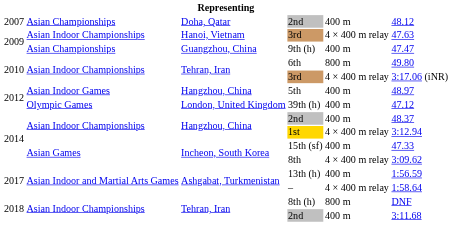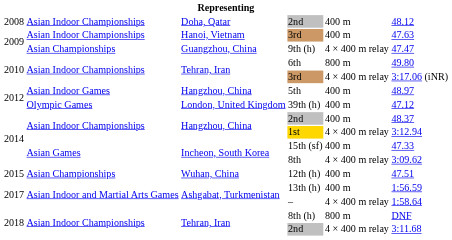(14, 21) 2007 -> (14, 21) 2008
(71, 21) Asian Championships -> (86, 21) Asian Indoor Championships
(357, 35) 4 × 400 m relay -> (338, 35) 400 m
(338, 49) 400 m -> (357, 49) 4 × 400 m relay
+ row: (210, 174)
(338, 215) 400 m -> (357, 229) 4 × 400 m relay
